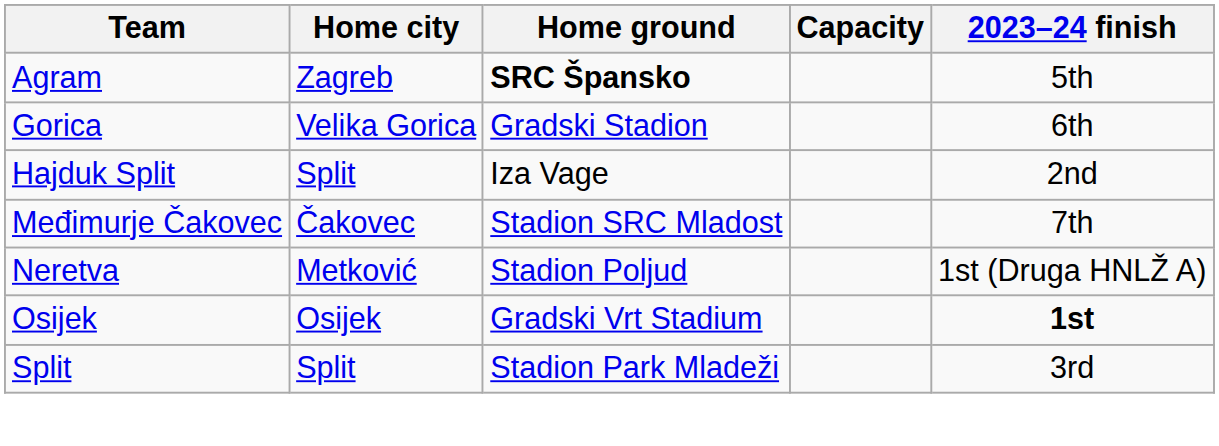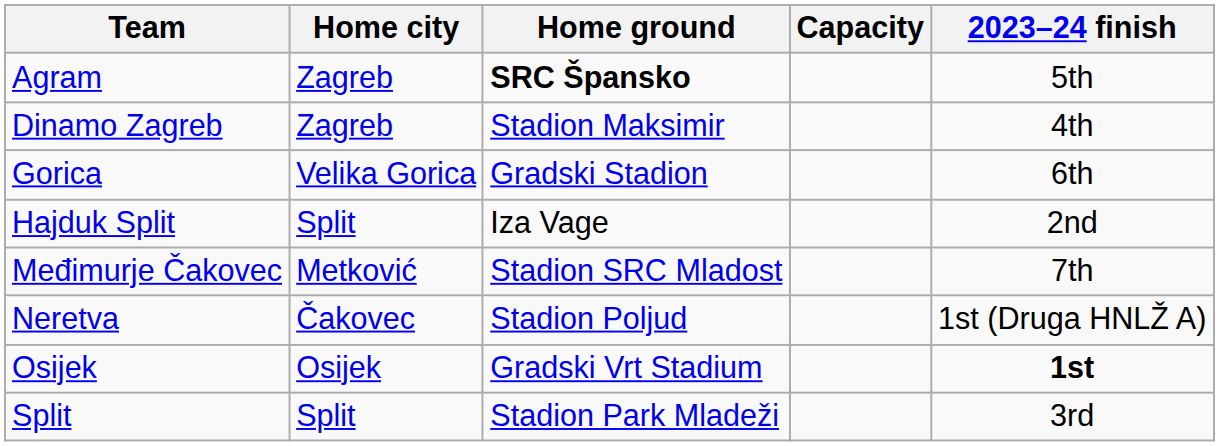+ row: (117, 125)
(356, 222) Čakovec -> (356, 271) Metković
(356, 271) Metković -> (356, 319) Čakovec
